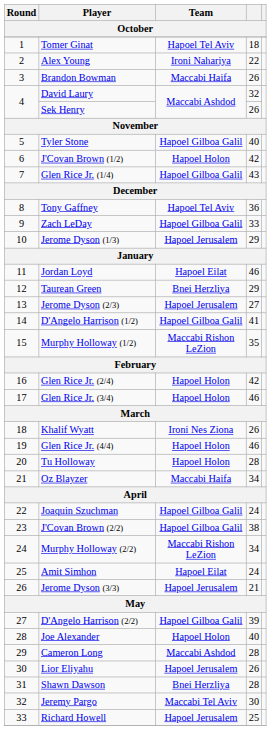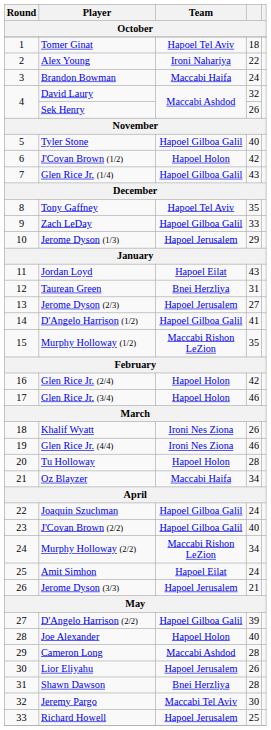(254, 77) 26 -> (254, 77) 24
(254, 207) 36 -> (254, 207) 35
(254, 272) 46 -> (254, 272) 43
(254, 288) 29 -> (254, 288) 31
(201, 446) Hapoel Holon -> (201, 446) Ironi Nes Ziona
(254, 527) 38 -> (254, 527) 40
